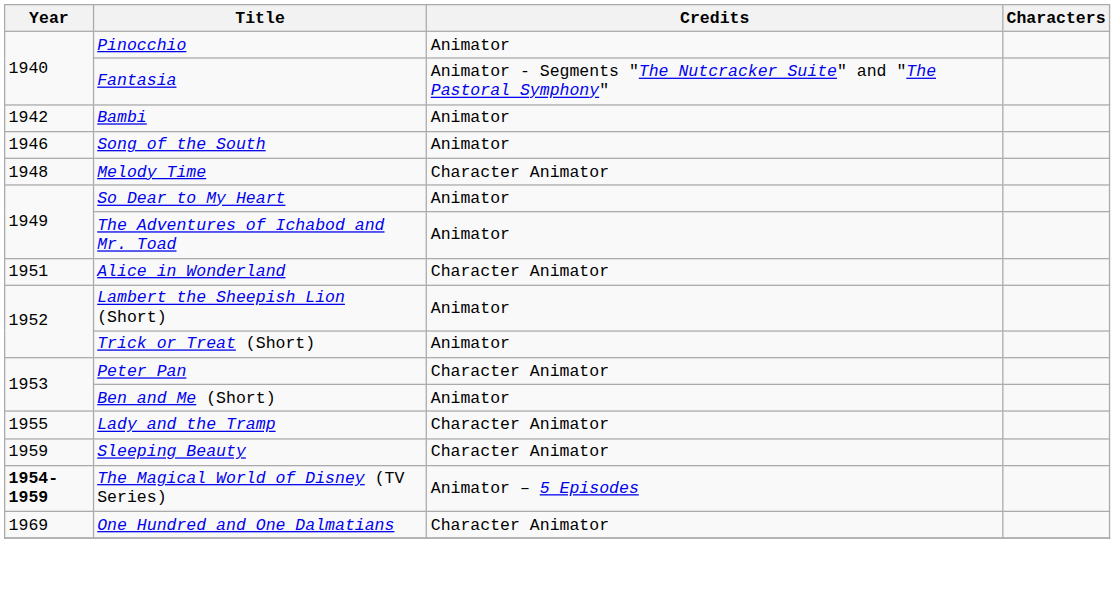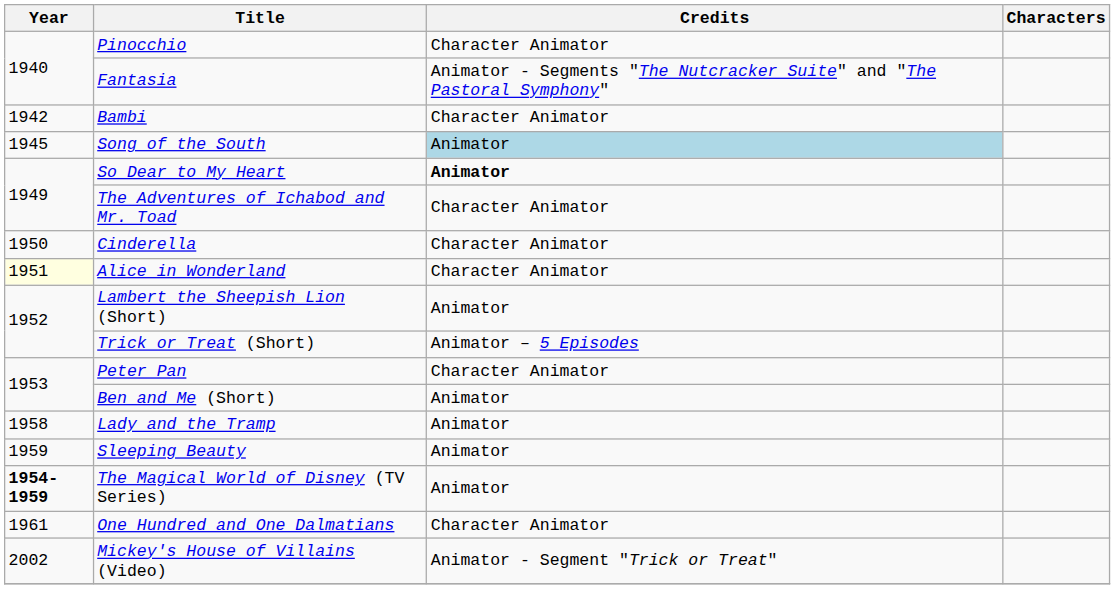(470, 45) Animator -> (520, 45) Character Animator
(470, 118) Animator -> (520, 118) Character Animator
(28, 145) 1946 -> (28, 145) 1945
(470, 145) no background -> (470, 145) lightblue background
- row: (152, 172)
(470, 199) normal -> (470, 172) bold
(470, 235) Animator -> (520, 208) Character Animator
+ row: (147, 245)
(28, 271) no background -> (28, 271) lightyellow background
(470, 344) Animator -> (535, 344) Animator – 5 Episodes
(28, 425) 1955 -> (28, 425) 1958
(520, 425) Character Animator -> (470, 425) Animator
(520, 452) Character Animator -> (470, 452) Animator
(535, 488) Animator – 5 Episodes -> (470, 488) Animator
(28, 525) 1969 -> (28, 525) 1961
+ row: (226, 561)
